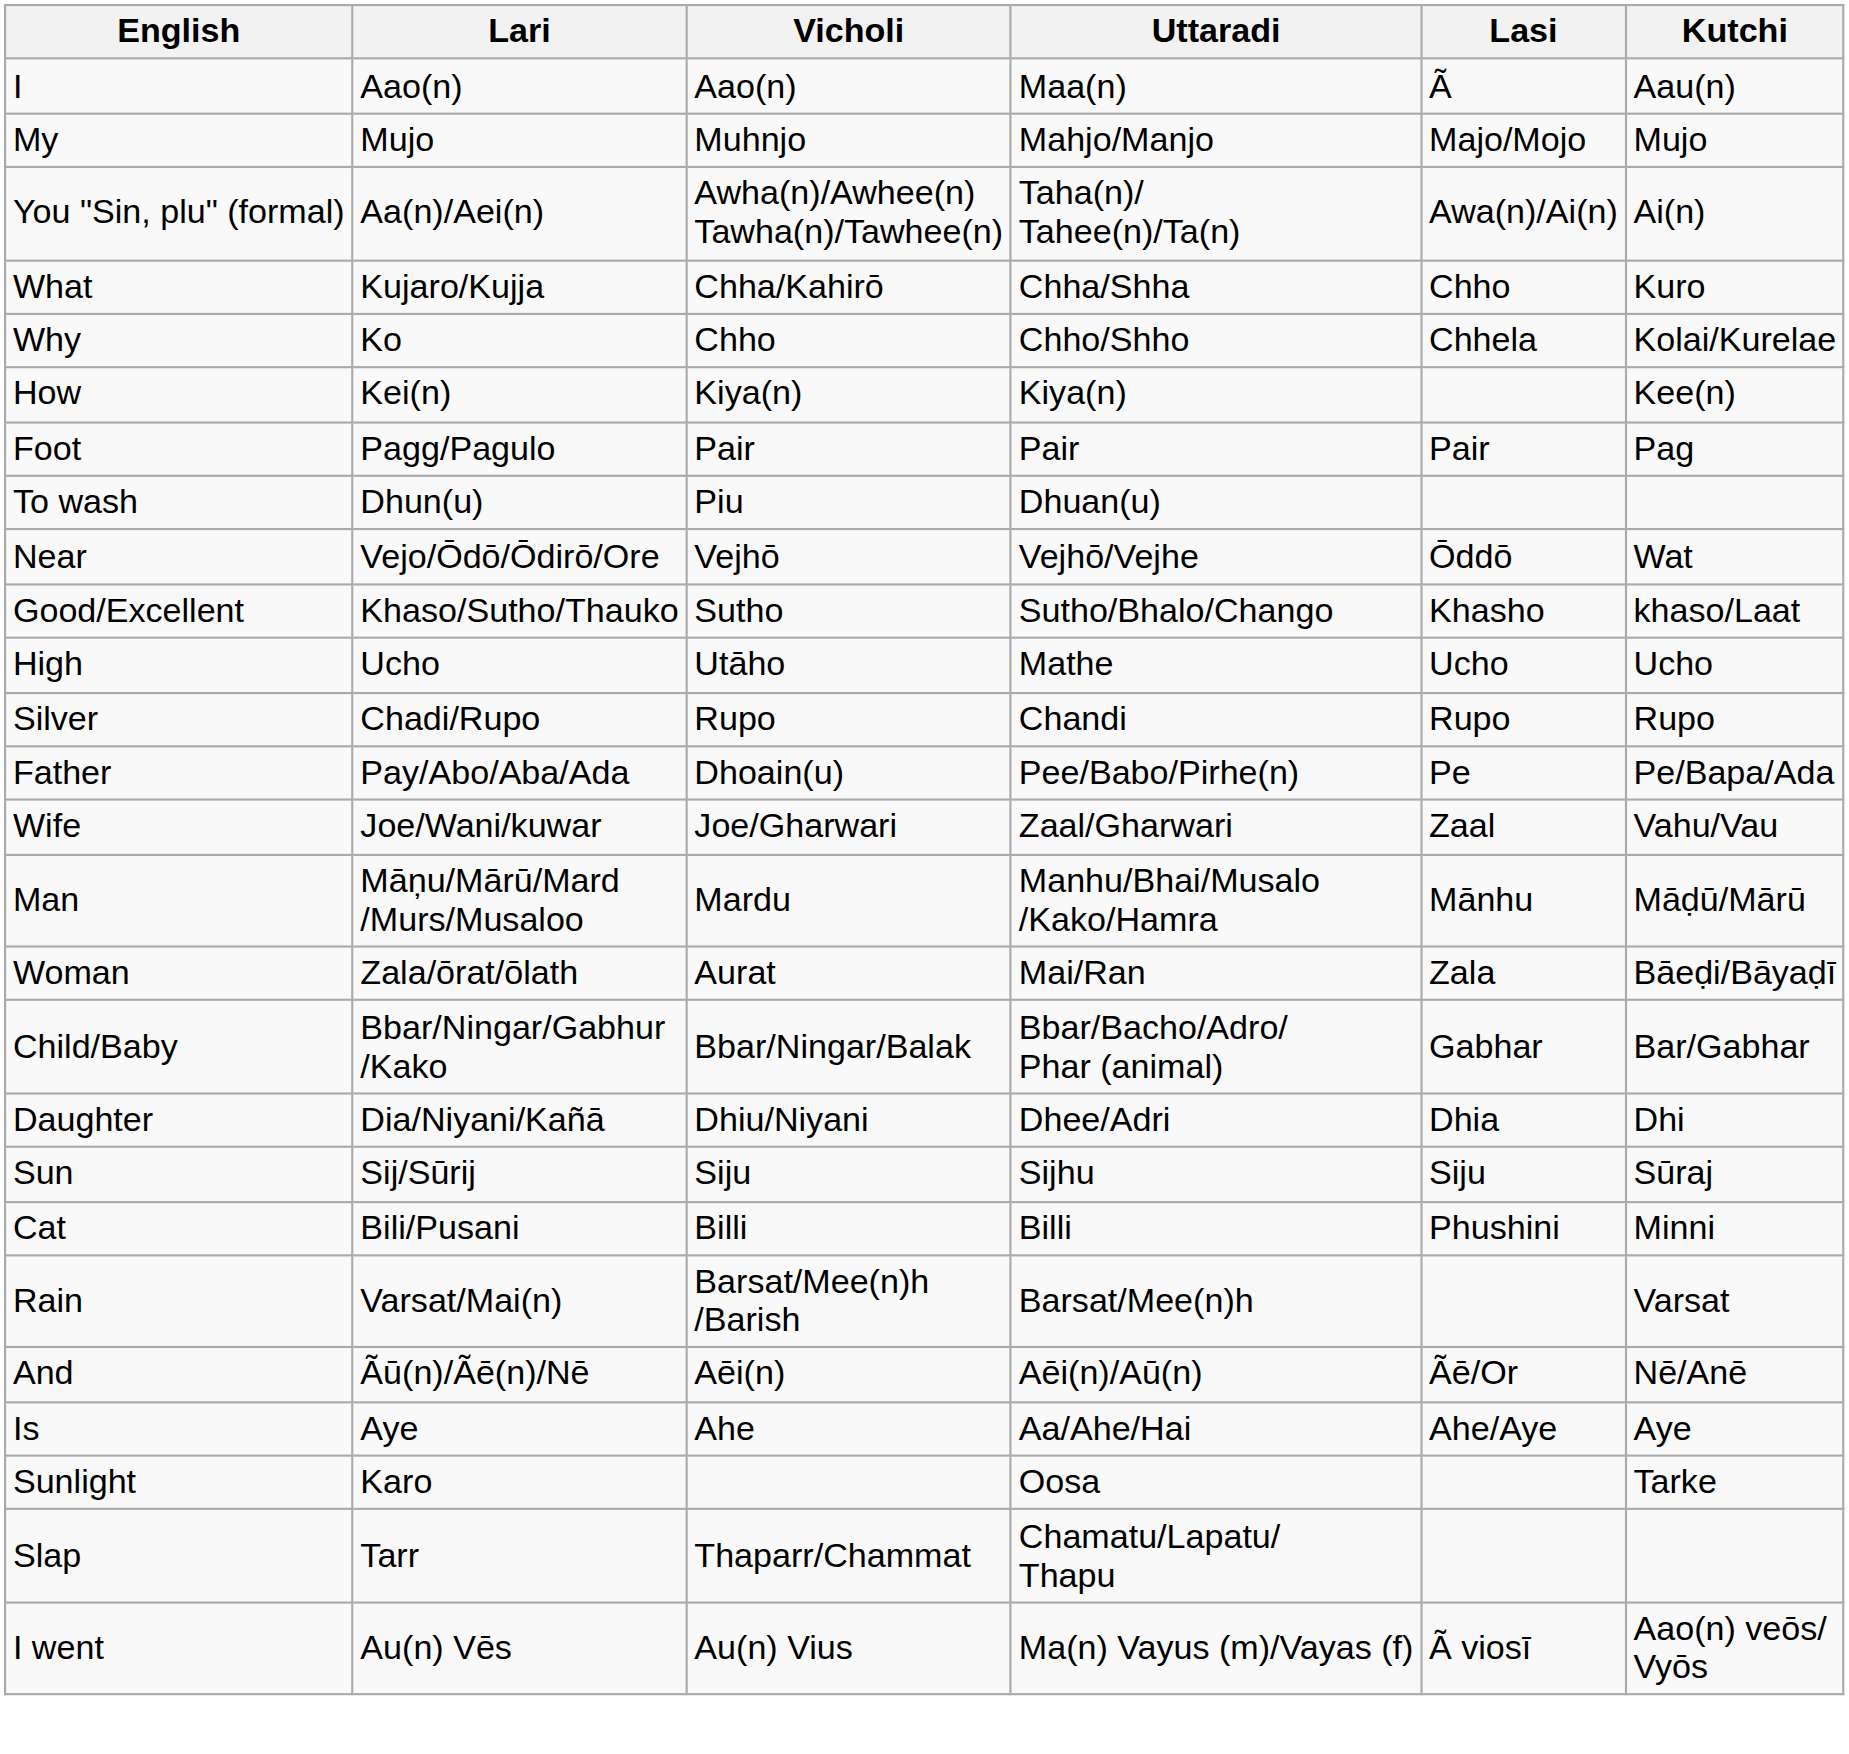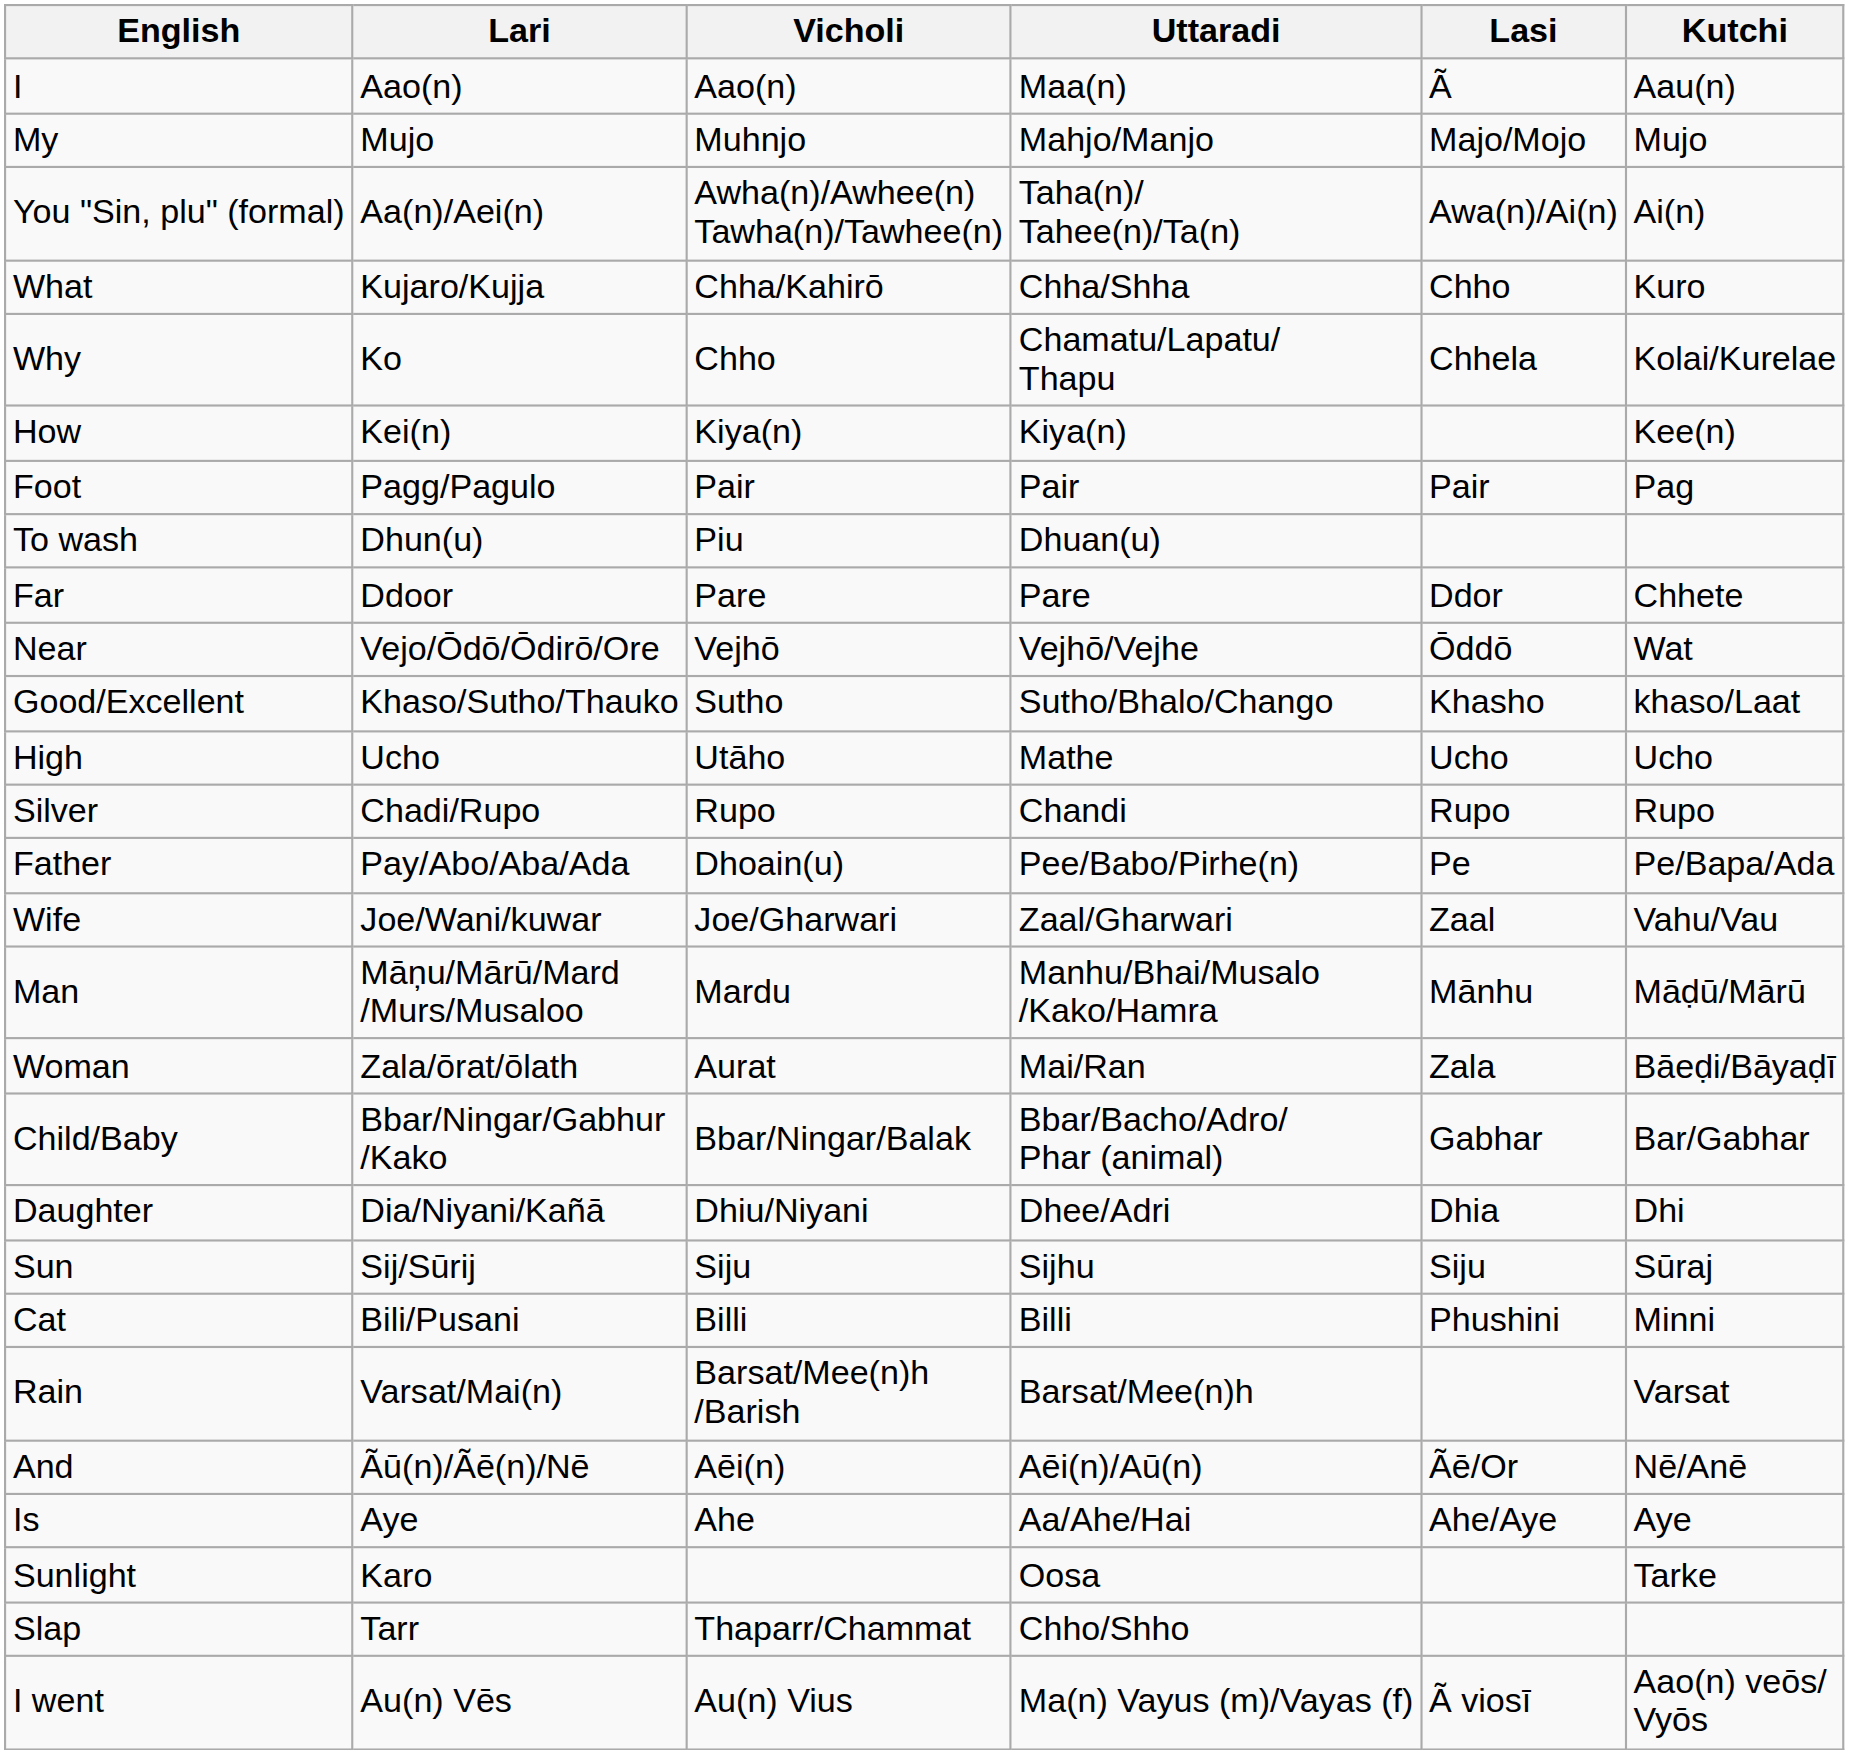(1104, 340) Chho/Shho -> (1150, 359) Chamatu/Lapatu/ Thapu
+ row: (38, 594)
(1150, 1555) Chamatu/Lapatu/ Thapu -> (1104, 1628) Chho/Shho
